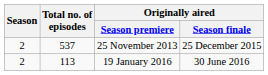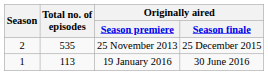(67, 45) 537 -> (67, 45) 535
(22, 62) 2 -> (22, 62) 1
